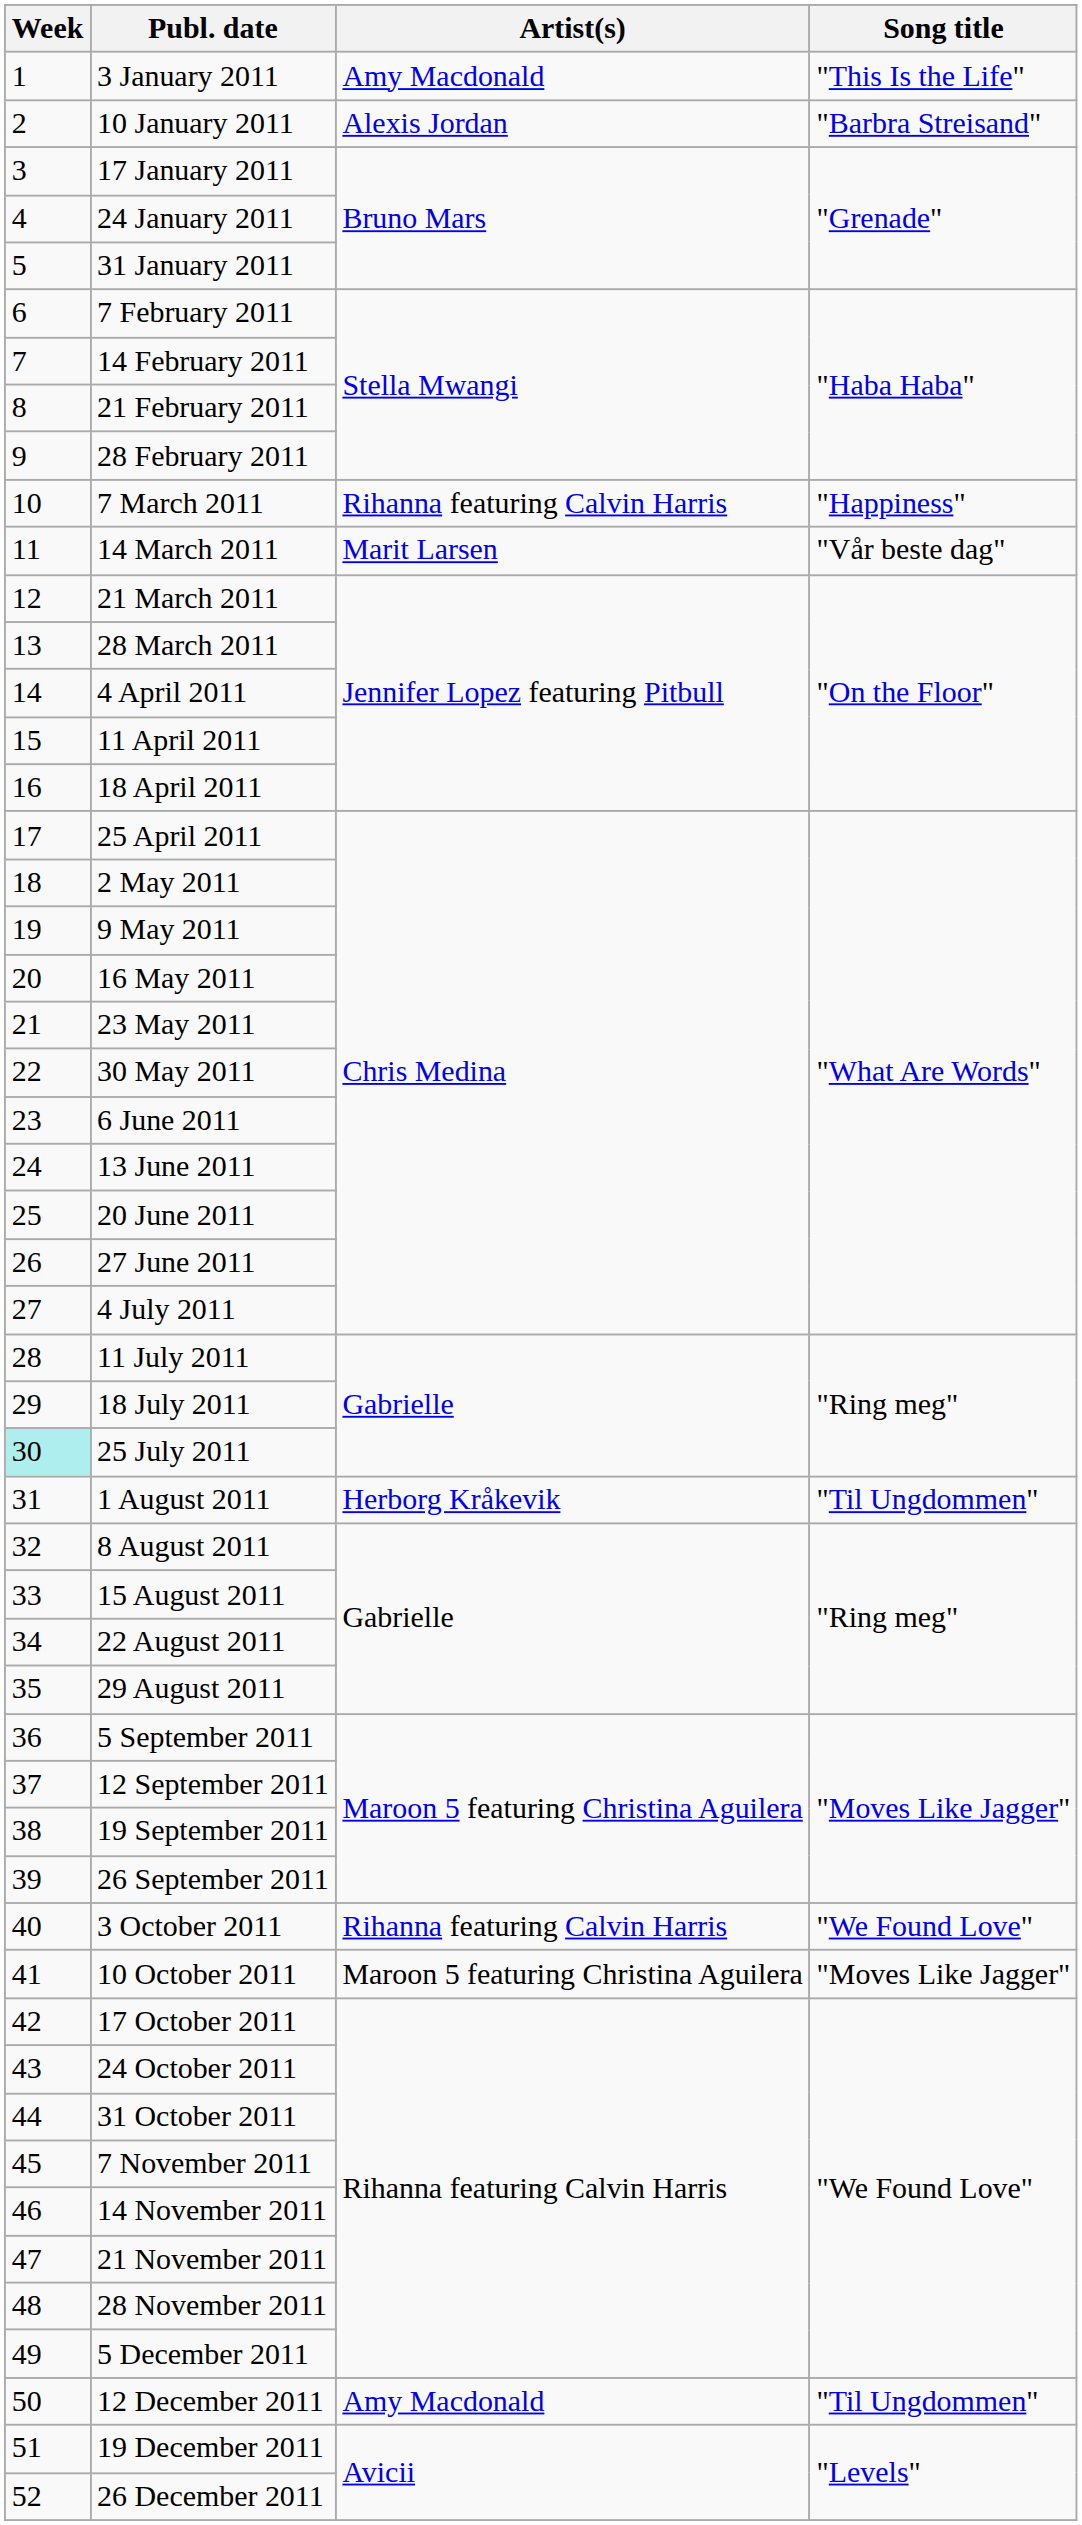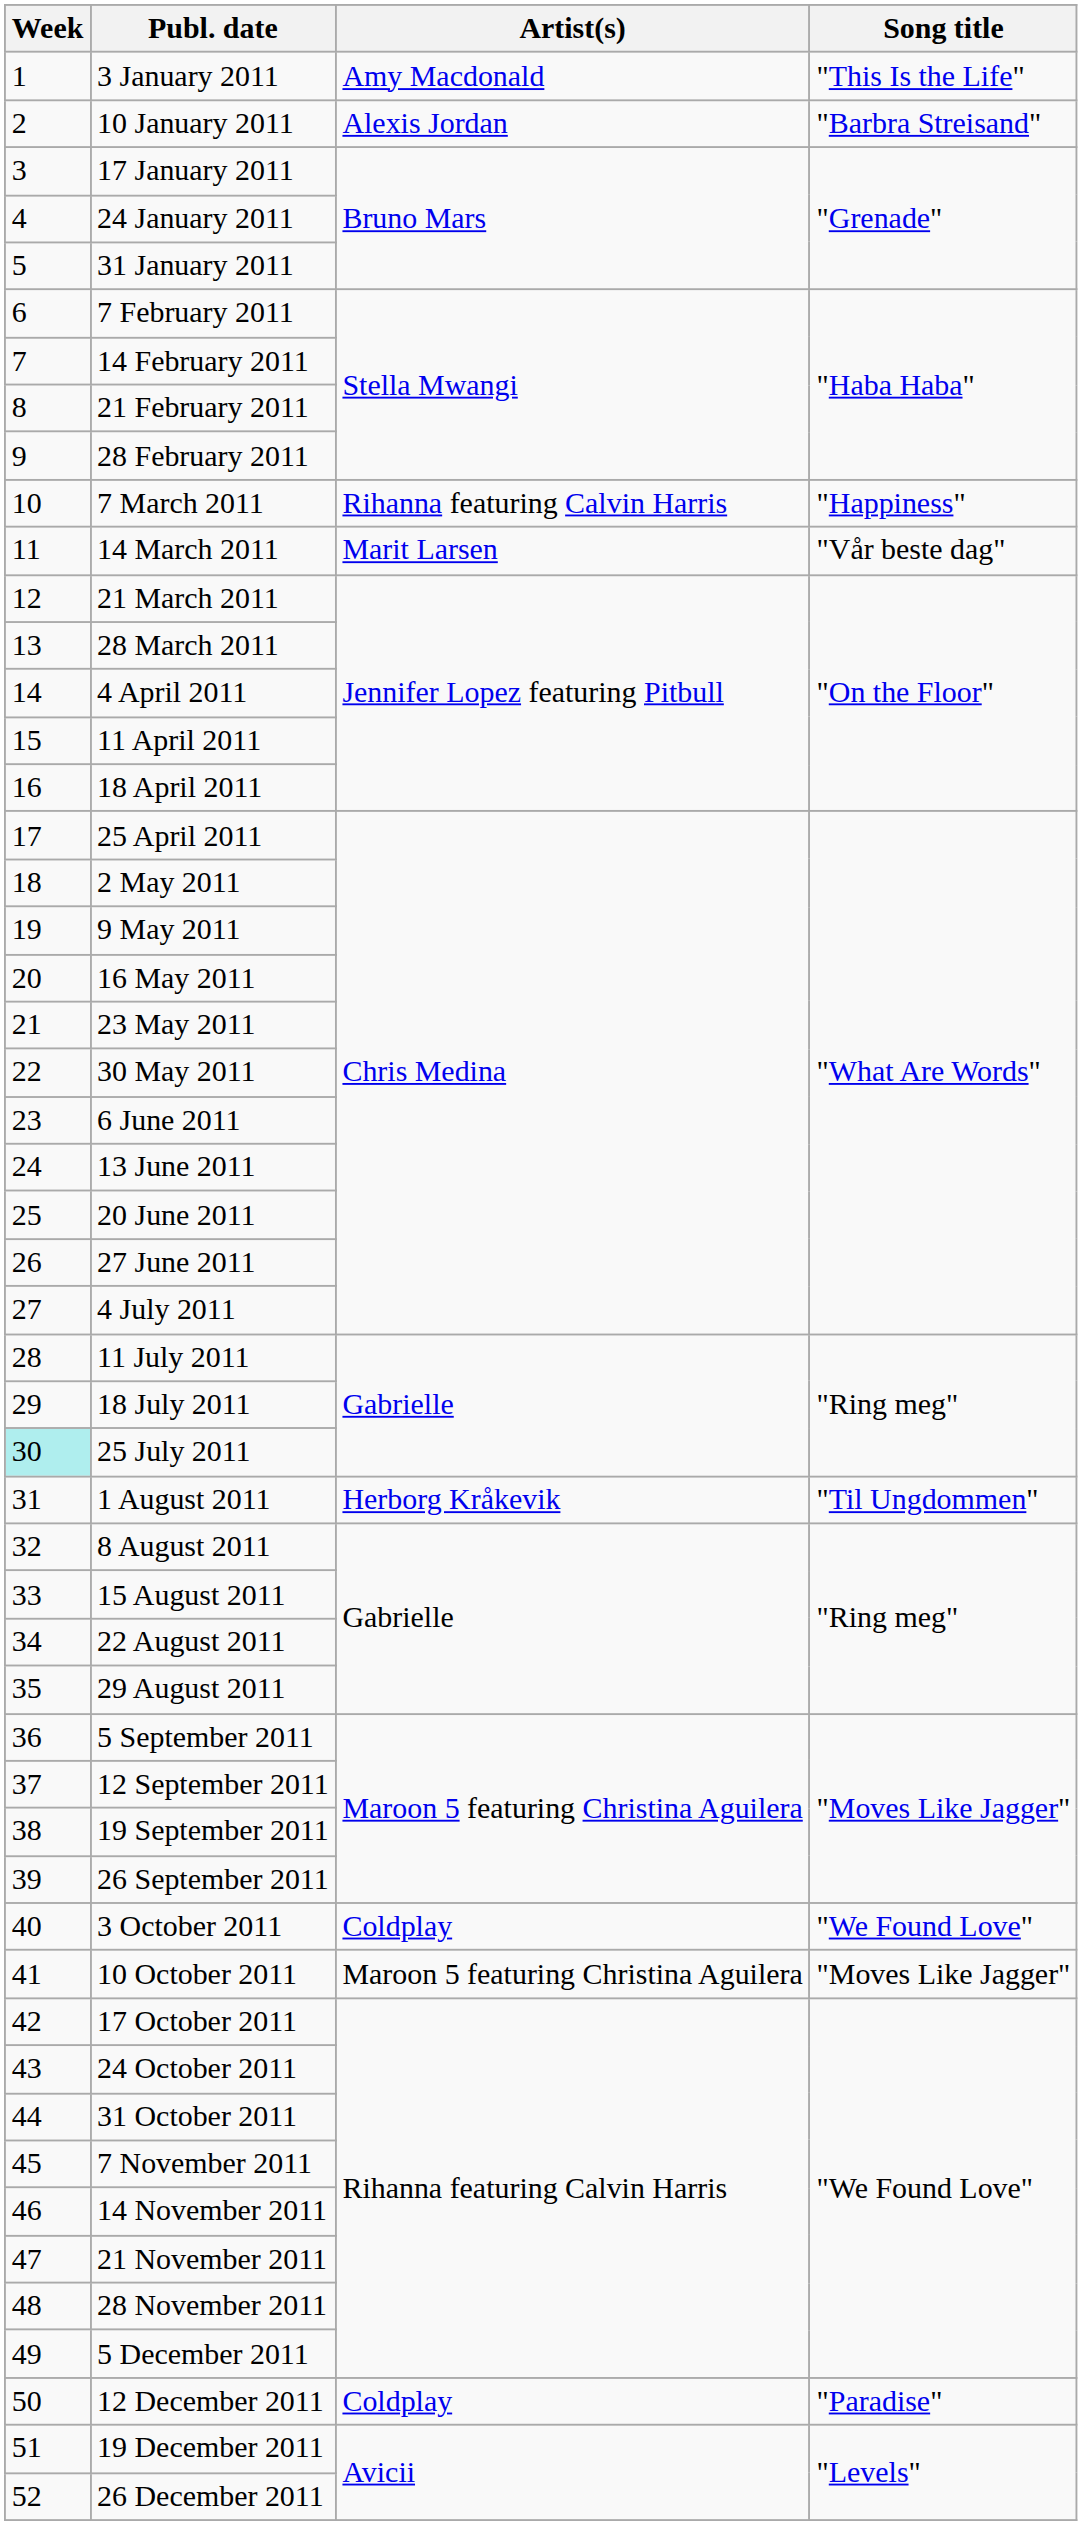(535, 1926) Rihanna featuring Calvin Harris -> (397, 1926) Coldplay
(443, 2400) Amy Macdonald -> (397, 2400) Coldplay
(928, 2400) "Til Ungdommen" -> (879, 2400) "Paradise"
